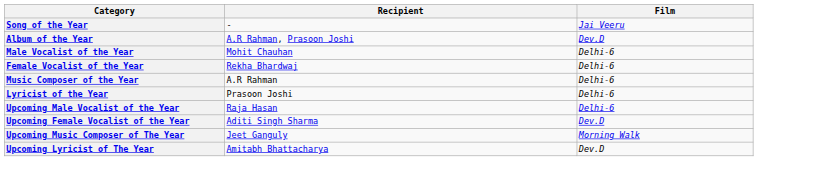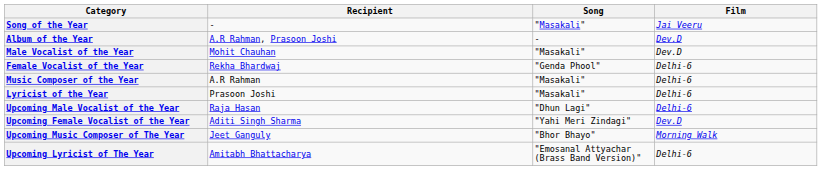+ column: (593, 11)
(597, 53) Delhi-6 -> (669, 53) Dev.D
(592, 149) Dev.D -> (674, 154) Delhi-6
